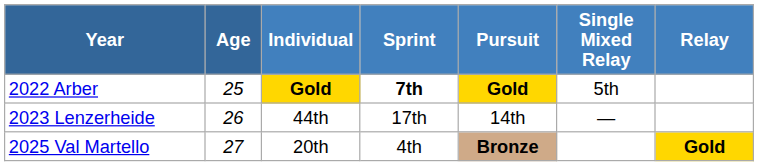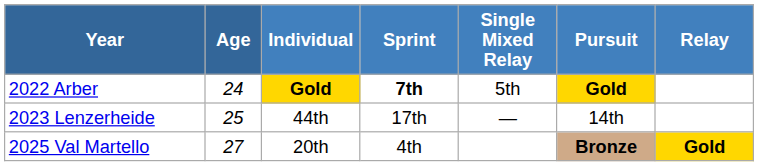columns swapped: (508, 40) <-> (606, 40)
(233, 89) 25 -> (233, 89) 24
(233, 118) 26 -> (233, 118) 25
